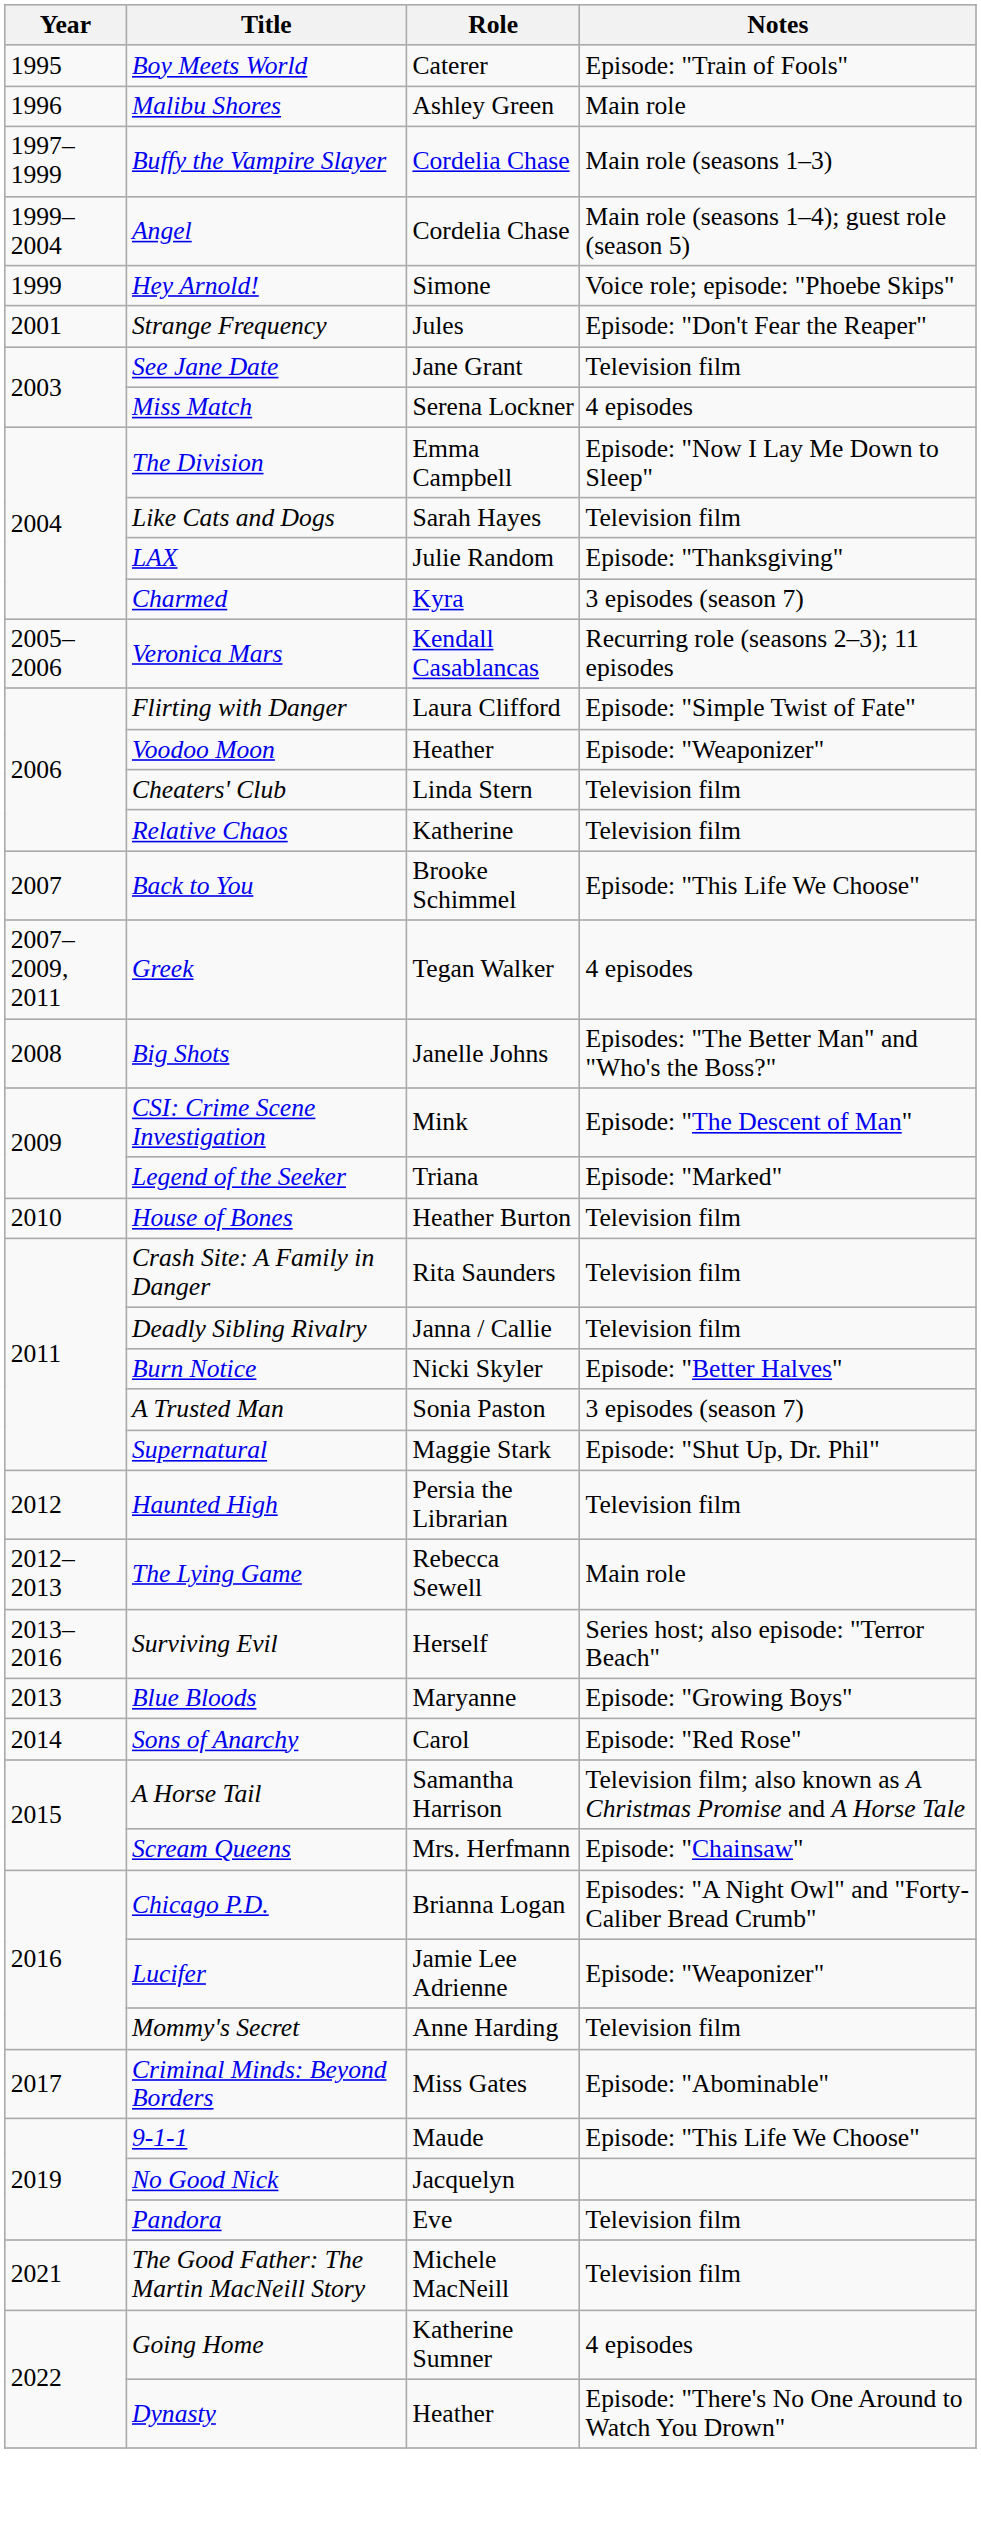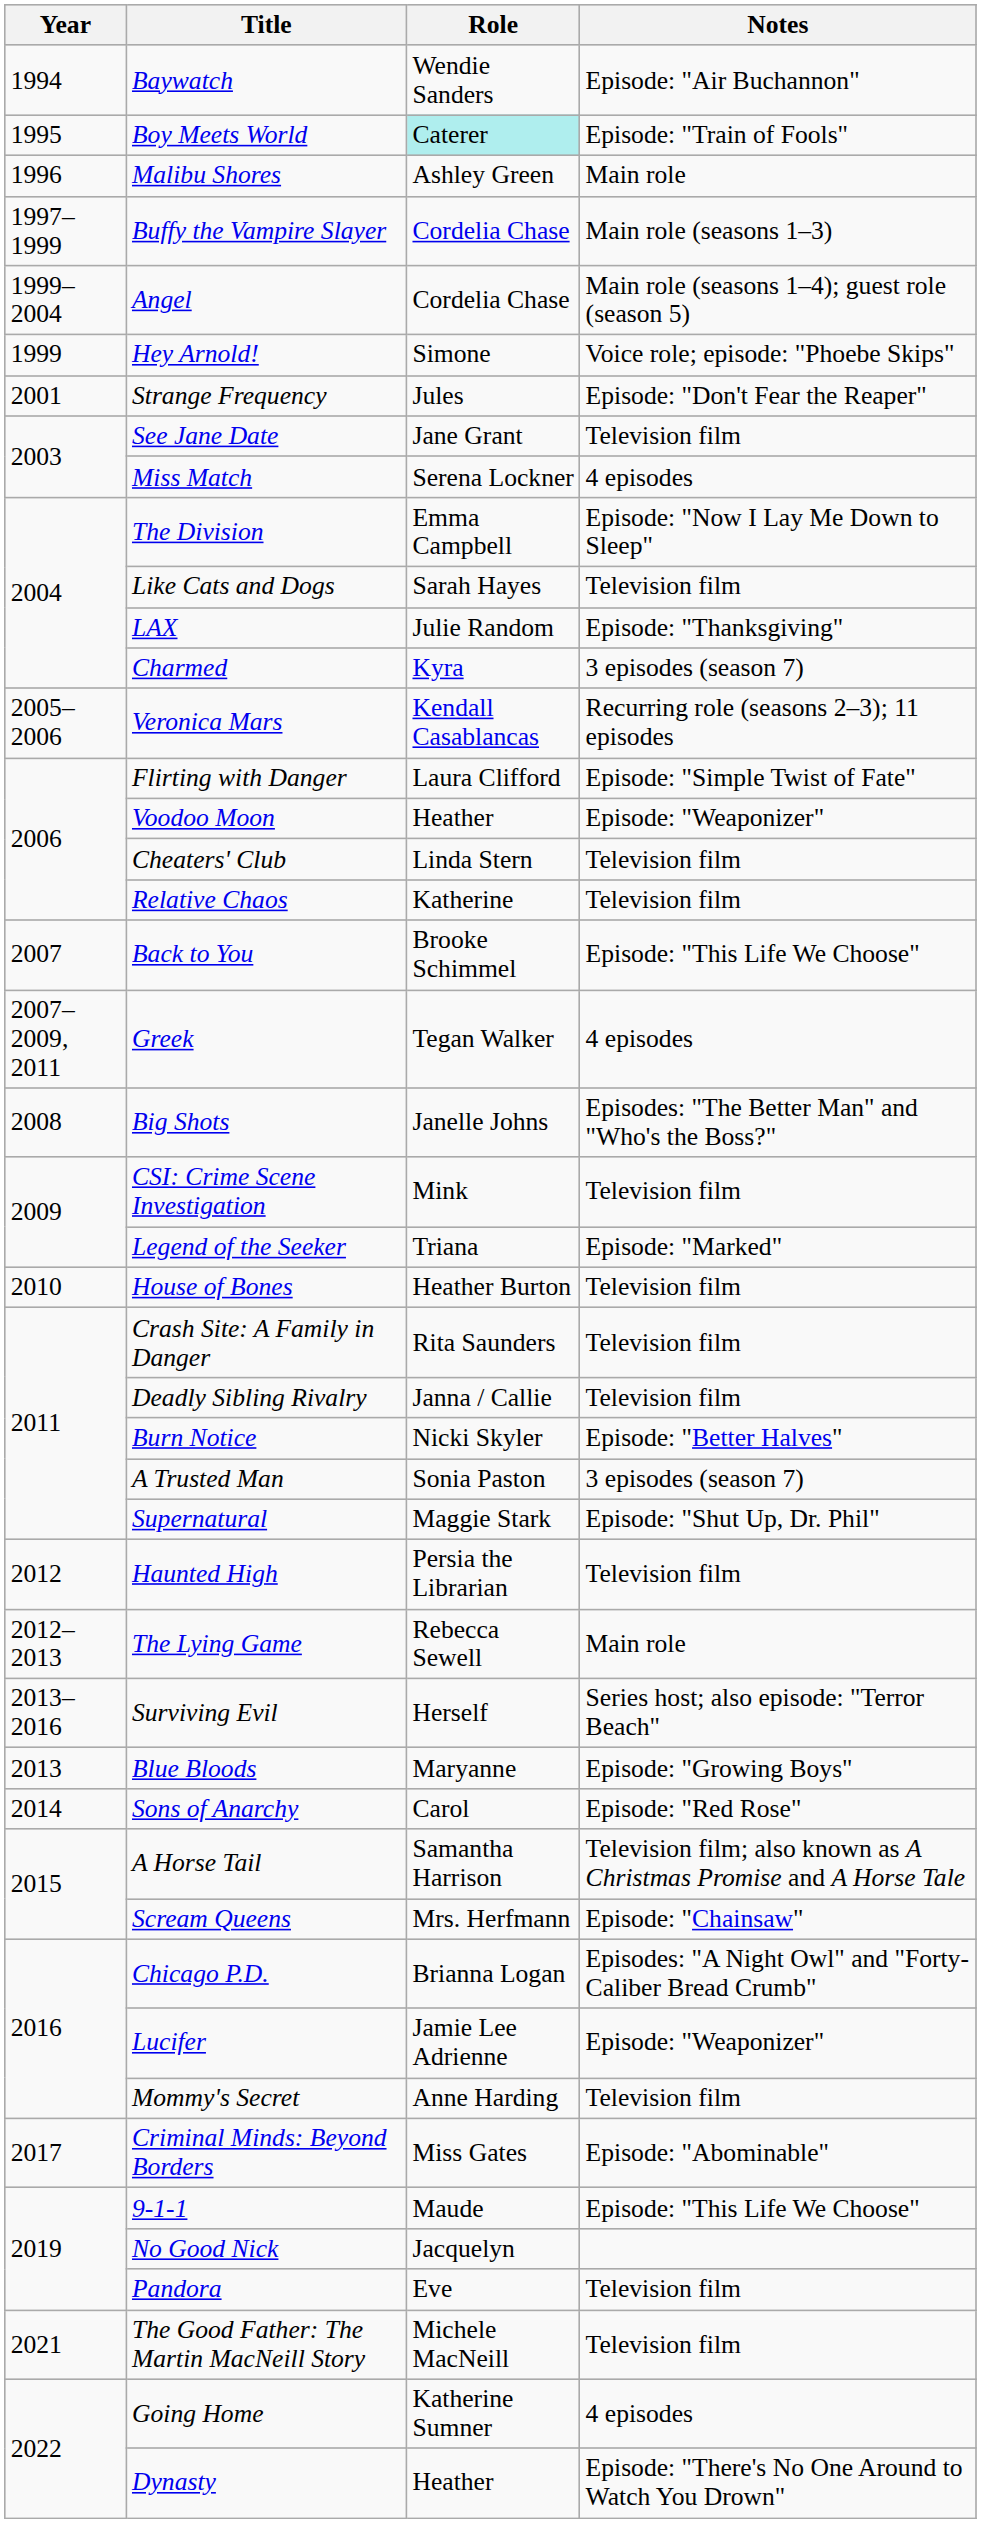+ row: (182, 79)
(450, 65) no background -> (450, 134) paleturquoise background
(749, 1122) Episode: "The Descent of Man" -> (663, 1191) Television film
